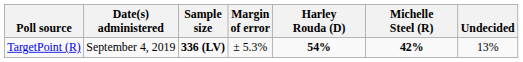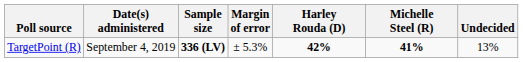(319, 47) 54% -> (319, 47) 42%
(412, 47) 42% -> (412, 47) 41%
